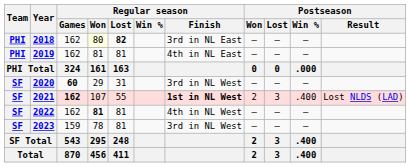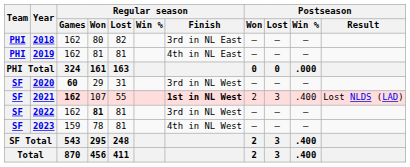(98, 41) lightyellow background -> (98, 41) no background
(121, 41) bold -> (121, 41) normal
(204, 112) 4th in NL West -> (204, 112) 3rd in NL West
(204, 127) 3rd in NL West -> (204, 127) 4th in NL West
